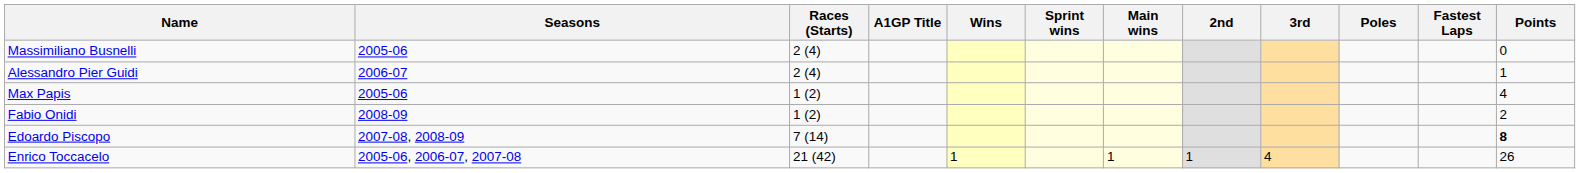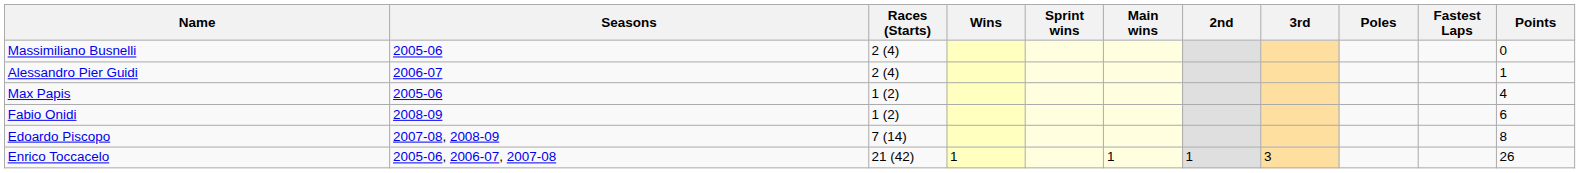- column: (908, 22)
(1503, 114) 2 -> (1503, 114) 6
(1503, 136) bold -> (1503, 136) normal
(1268, 157) 4 -> (1268, 157) 3
